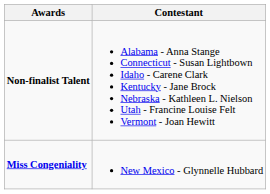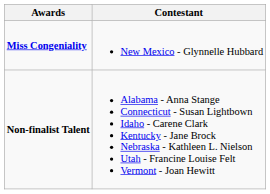rows swapped: (47, 164) <-> (48, 80)
